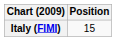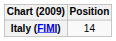(89, 28) 15 -> (89, 28) 14
